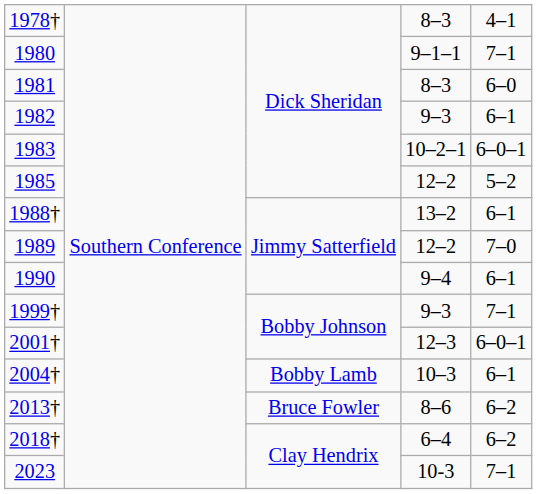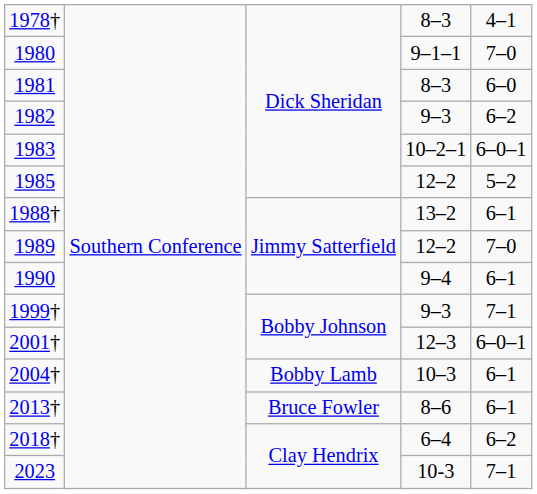(501, 52) 7–1 -> (501, 52) 7–0
(501, 117) 6–1 -> (501, 117) 6–2
(501, 407) 6–2 -> (501, 407) 6–1
